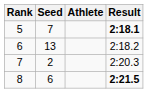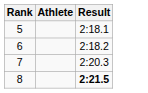- column: (50, 12)
(124, 29) bold -> (94, 29) normal
